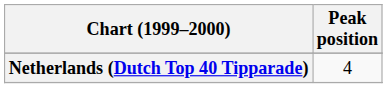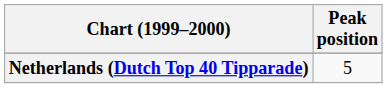(347, 67) 4 -> (347, 67) 5
